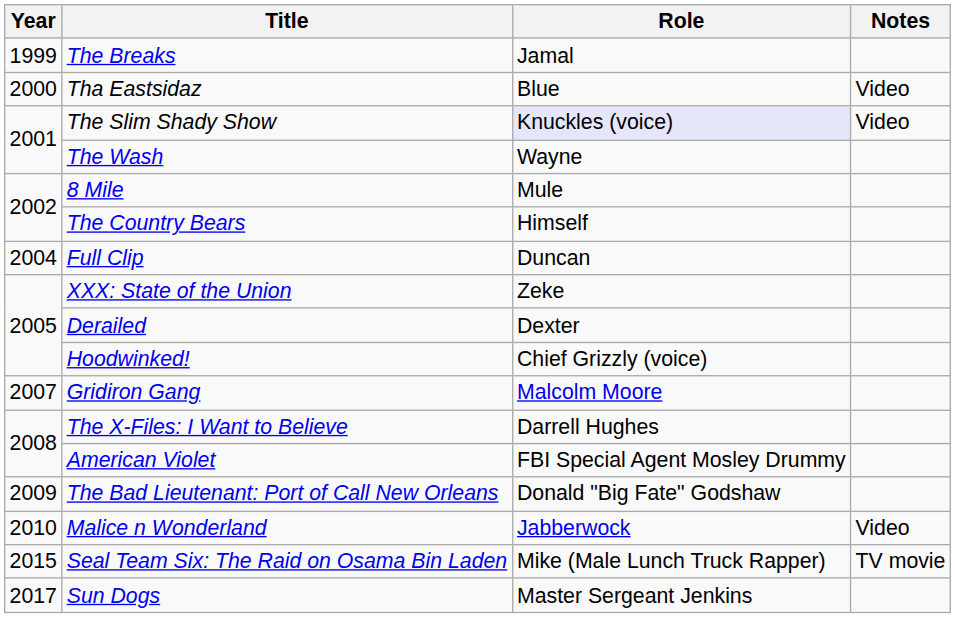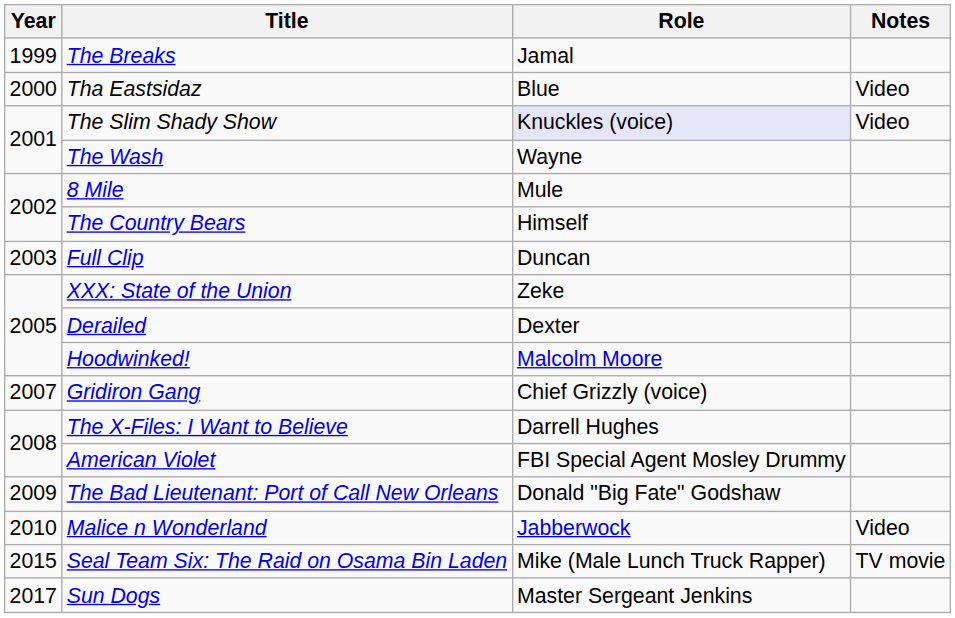(33, 257) 2004 -> (33, 257) 2003
(612, 358) Chief Grizzly (voice) -> (590, 358) Malcolm Moore
(590, 392) Malcolm Moore -> (612, 392) Chief Grizzly (voice)
